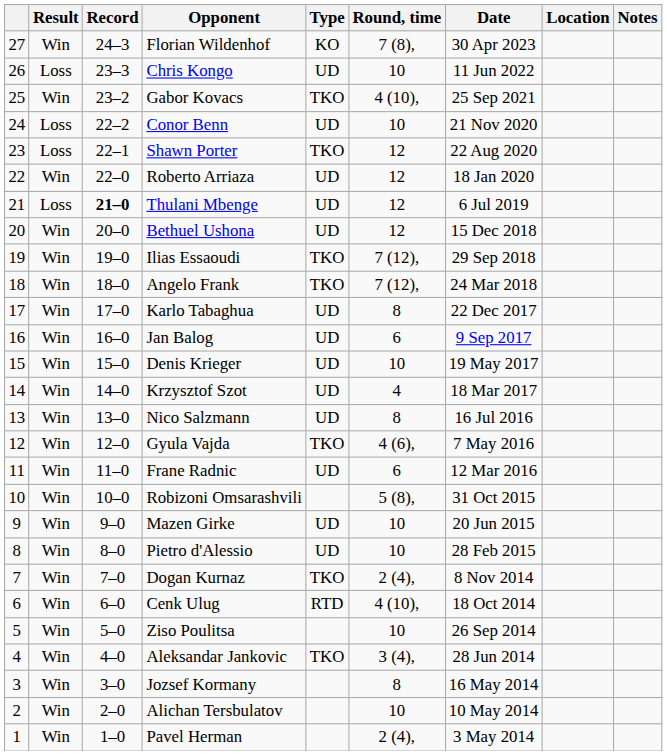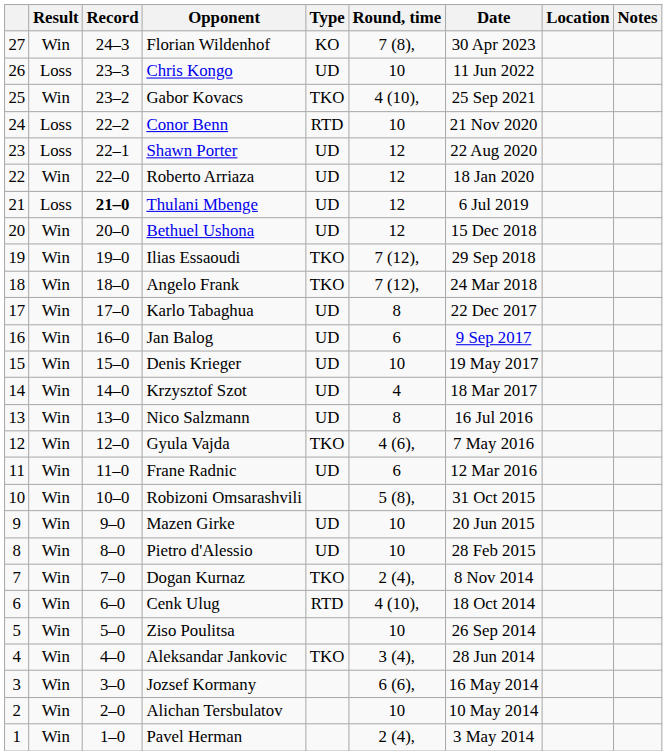(327, 124) UD -> (327, 124) RTD
(327, 151) TKO -> (327, 151) UD
(397, 683) 8 -> (397, 683) 6 (6),
